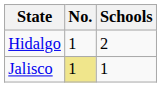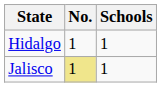(104, 43) 2 -> (104, 43) 1
